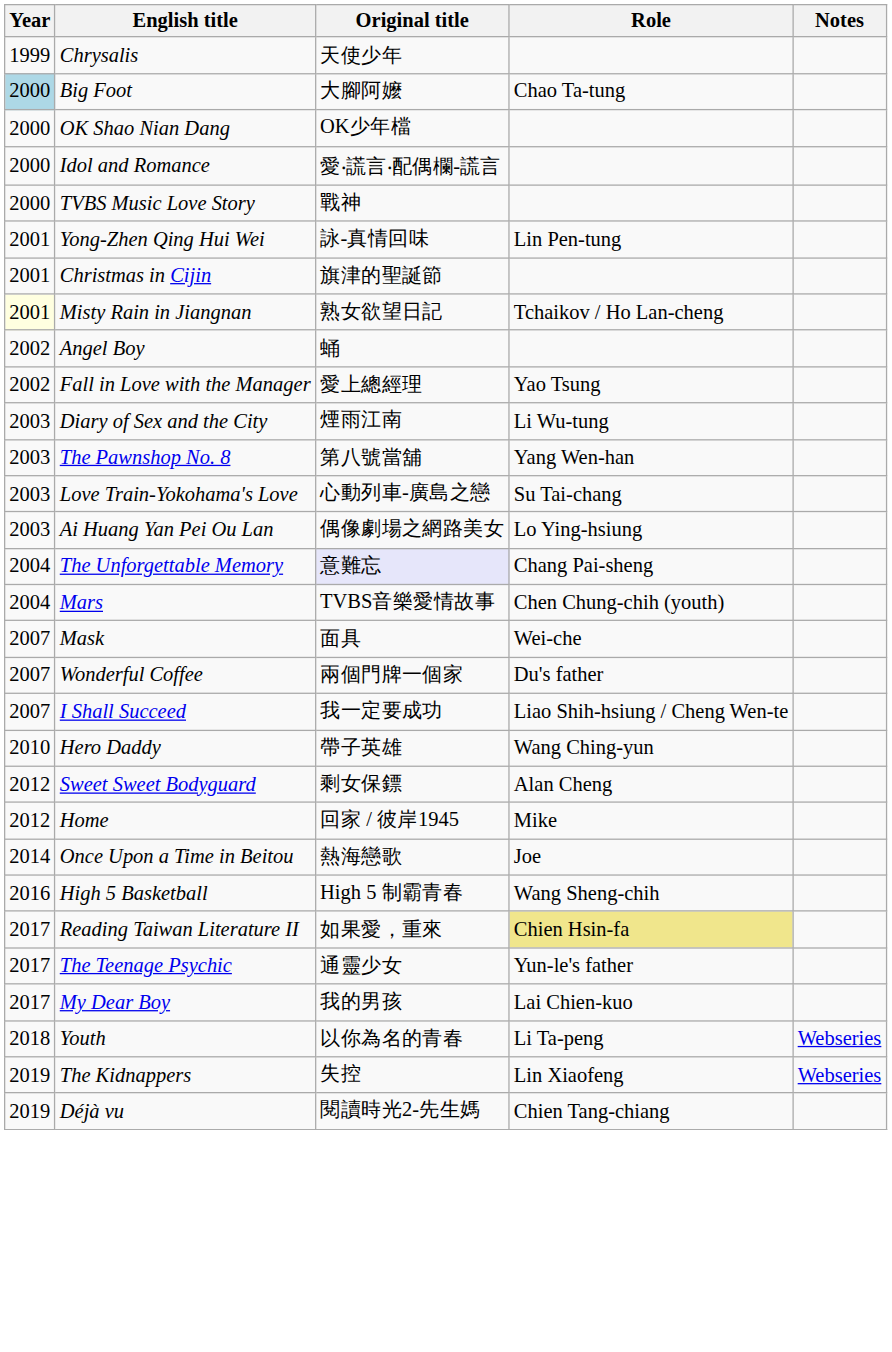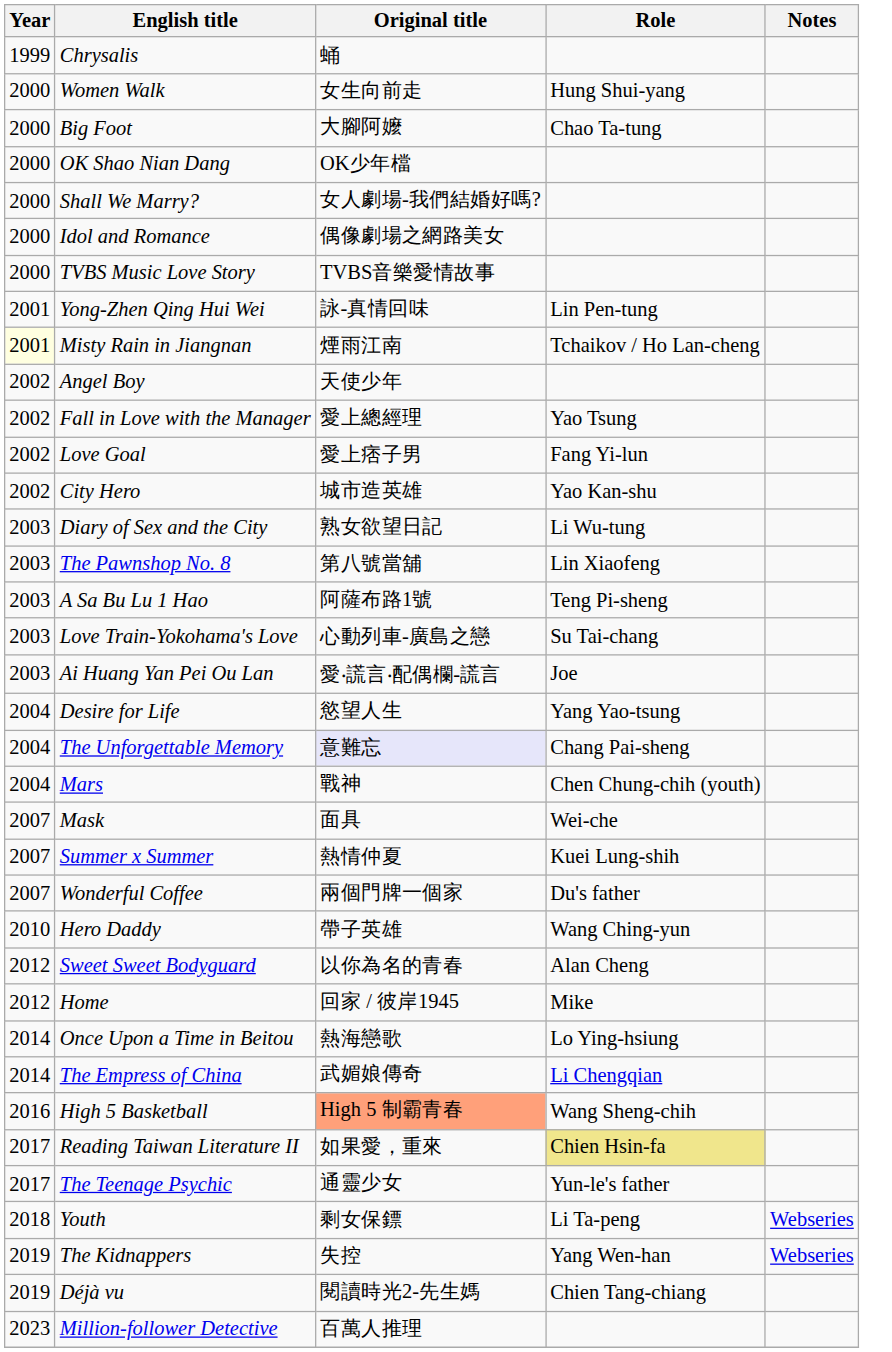(361, 54) 天使少年 -> (330, 54) 蛹
+ row: (112, 91)
(30, 91) lightblue background -> (30, 127) no background
+ row: (129, 200)
(411, 166) 愛‧謊言‧配偶欄-謊言 -> (412, 236) 偶像劇場之網路美女
(341, 202) 戰神 -> (408, 272) TVBS音樂愛情故事
- row: (135, 275)
(382, 311) 熟女欲望日記 -> (361, 345) 煙雨江南
(330, 347) 蛹 -> (361, 381) 天使少年
+ row: (103, 454)
+ row: (100, 490)
(361, 420) 煙雨江南 -> (382, 526) 熟女欲望日記
(574, 457) Yang Wen-han -> (605, 563) Lin Xiaofeng
+ row: (134, 599)
(412, 529) 偶像劇場之網路美女 -> (411, 674) 愛‧謊言‧配偶欄-謊言
(578, 529) Lo Ying-hsiung -> (564, 673) Joe
+ row: (120, 711)
(408, 601) TVBS音樂愛情故事 -> (341, 783) 戰神
+ row: (137, 856)
- row: (123, 711)
(361, 783) 剩女保鏢 -> (392, 965) 以你為名的青春
(527, 856) Joe -> (614, 1038) Lo Ying-hsiung
+ row: (151, 1074)
(392, 892) no background -> (392, 1110) lightsalmon background
- row: (115, 1002)
(392, 1037) 以你為名的青春 -> (361, 1219) 剩女保鏢
(569, 1074) Lin Xiaofeng -> (610, 1256) Yang Wen-han
+ row: (169, 1328)
